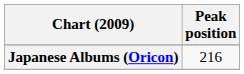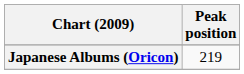(211, 57) 216 -> (211, 57) 219
